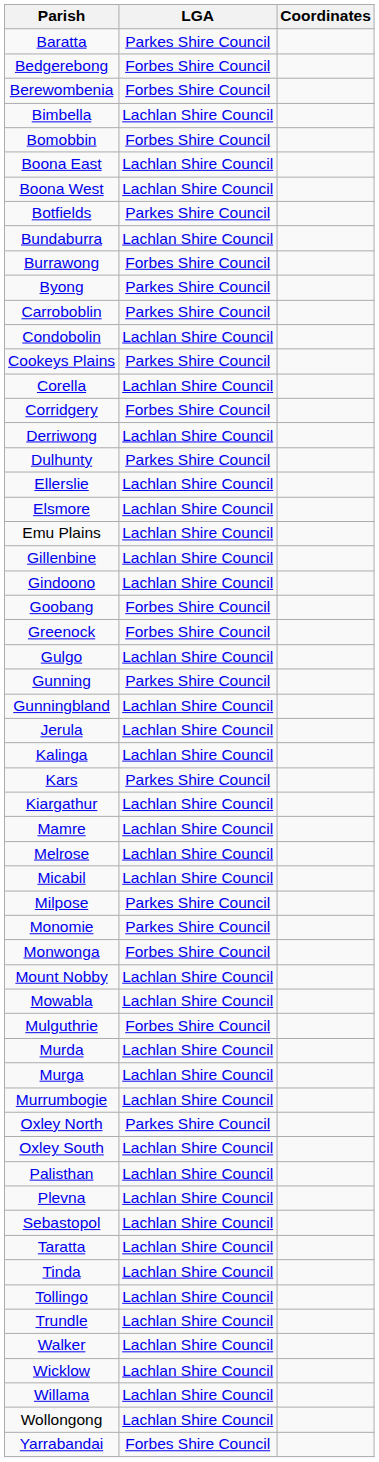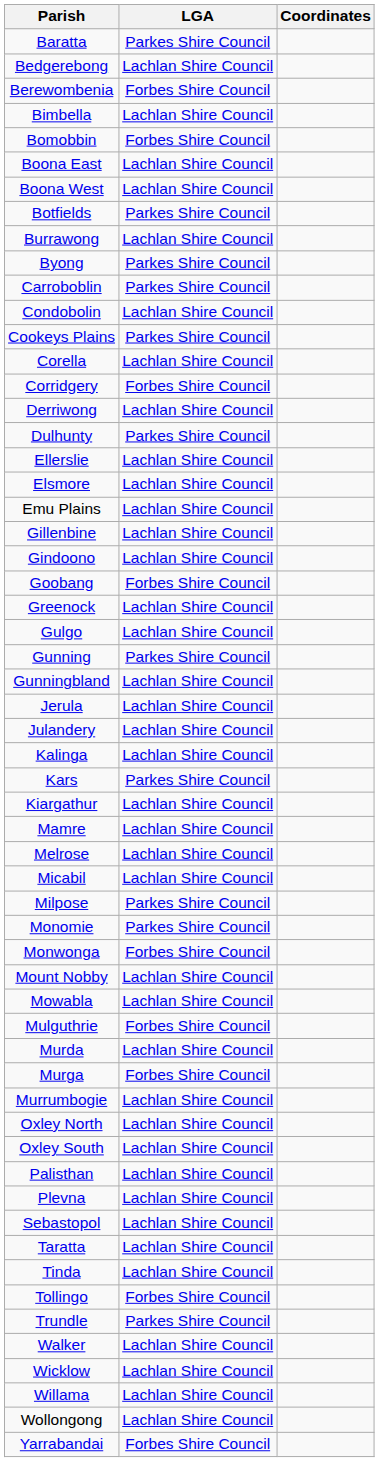(198, 66) Forbes Shire Council -> (198, 66) Lachlan Shire Council
- row: (62, 238)
(198, 262) Forbes Shire Council -> (198, 238) Lachlan Shire Council
(198, 632) Forbes Shire Council -> (198, 607) Lachlan Shire Council
+ row: (62, 730)
(198, 1075) Lachlan Shire Council -> (198, 1075) Forbes Shire Council
(198, 1124) Parkes Shire Council -> (198, 1124) Lachlan Shire Council
(198, 1296) Lachlan Shire Council -> (198, 1296) Forbes Shire Council
(198, 1321) Lachlan Shire Council -> (198, 1321) Parkes Shire Council
